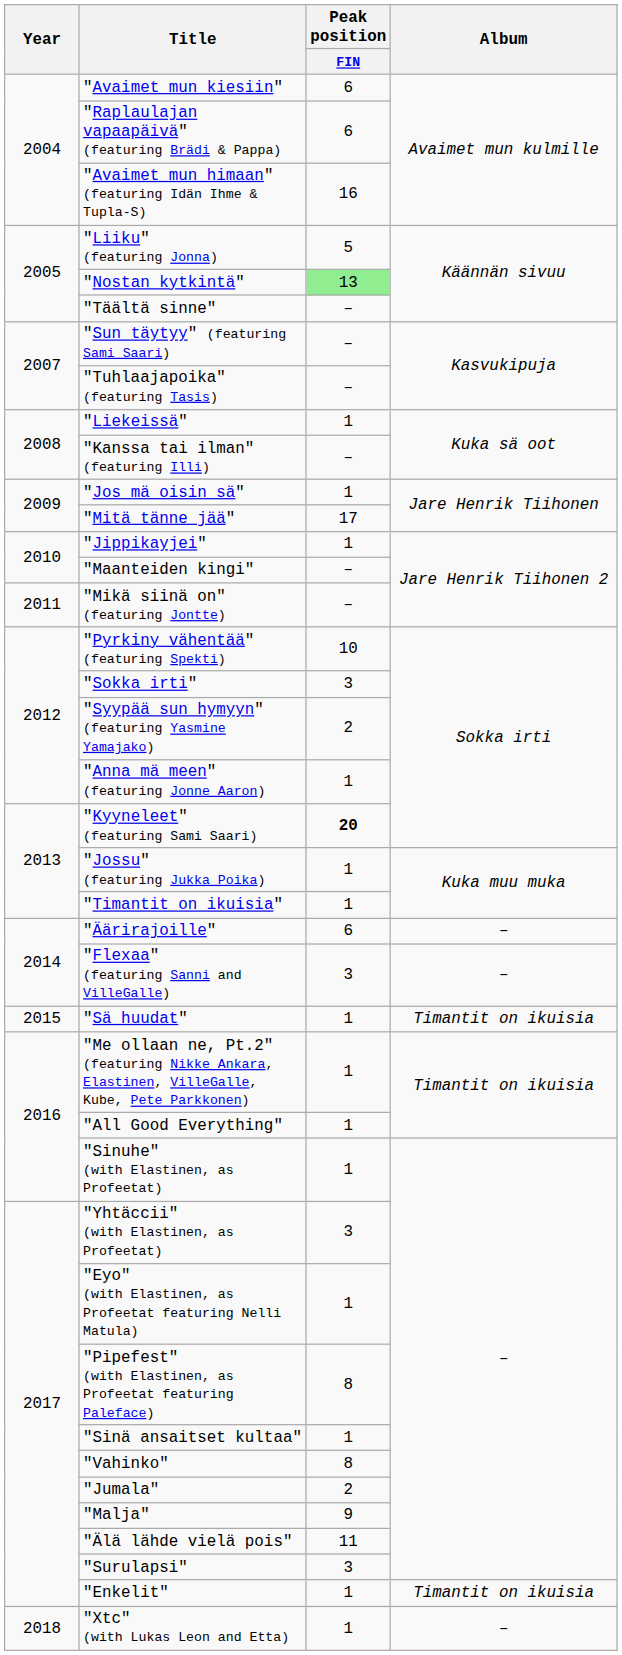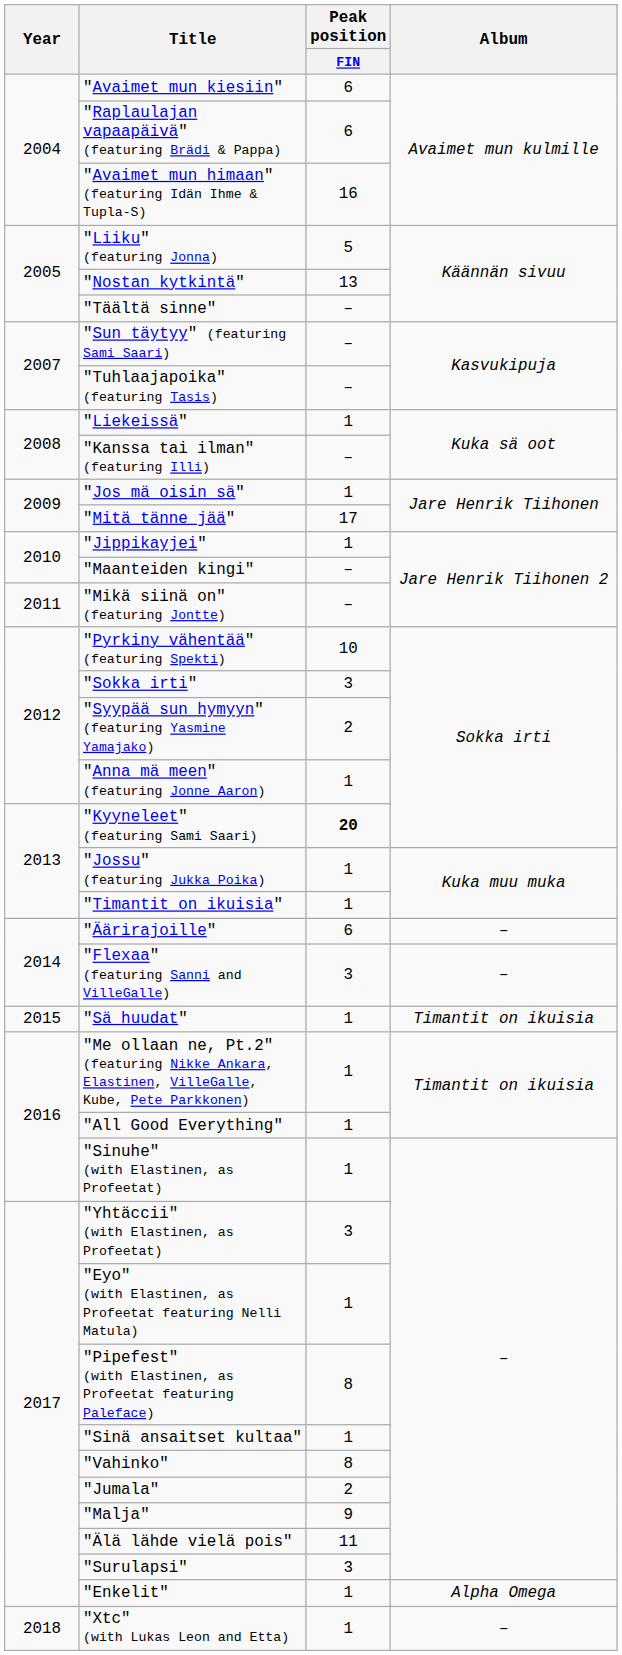(348, 282) lightgreen background -> (348, 282) no background
(504, 1593) Timantit on ikuisia -> (504, 1593) Alpha Omega
